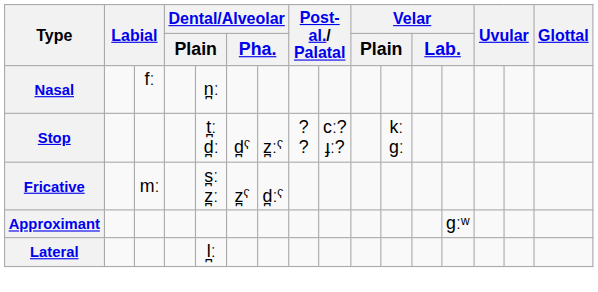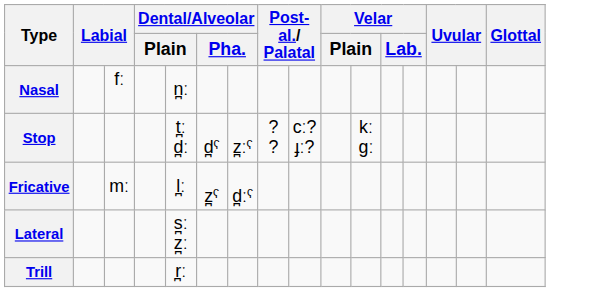(211, 185) s̪ː z̪ː -> (181, 185) l̪ː
- row: (54, 224)
(211, 251) l̪ː -> (181, 233) s̪ː z̪ː
+ row: (39, 273)
